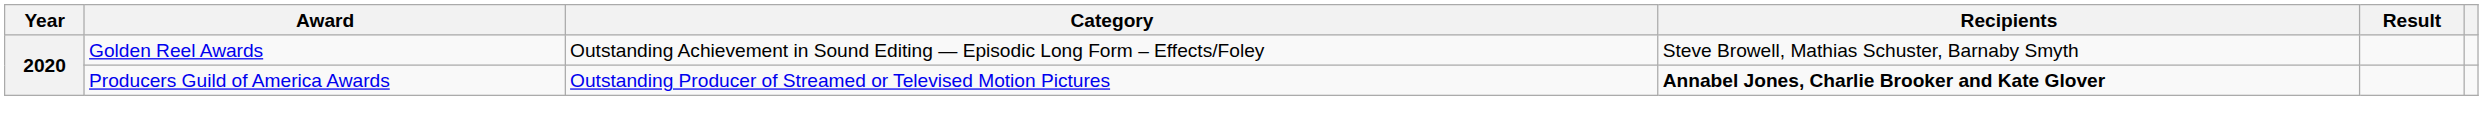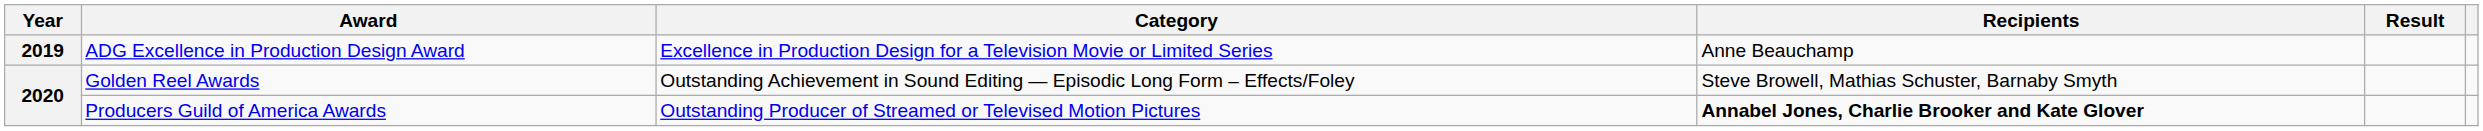+ row: (275, 50)
